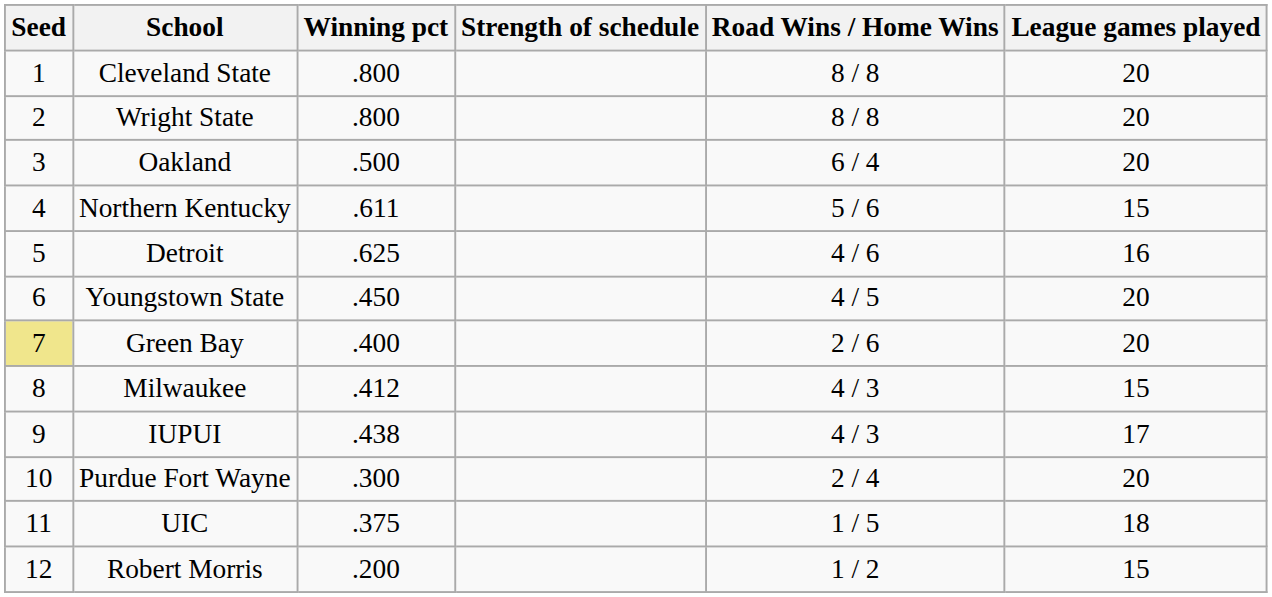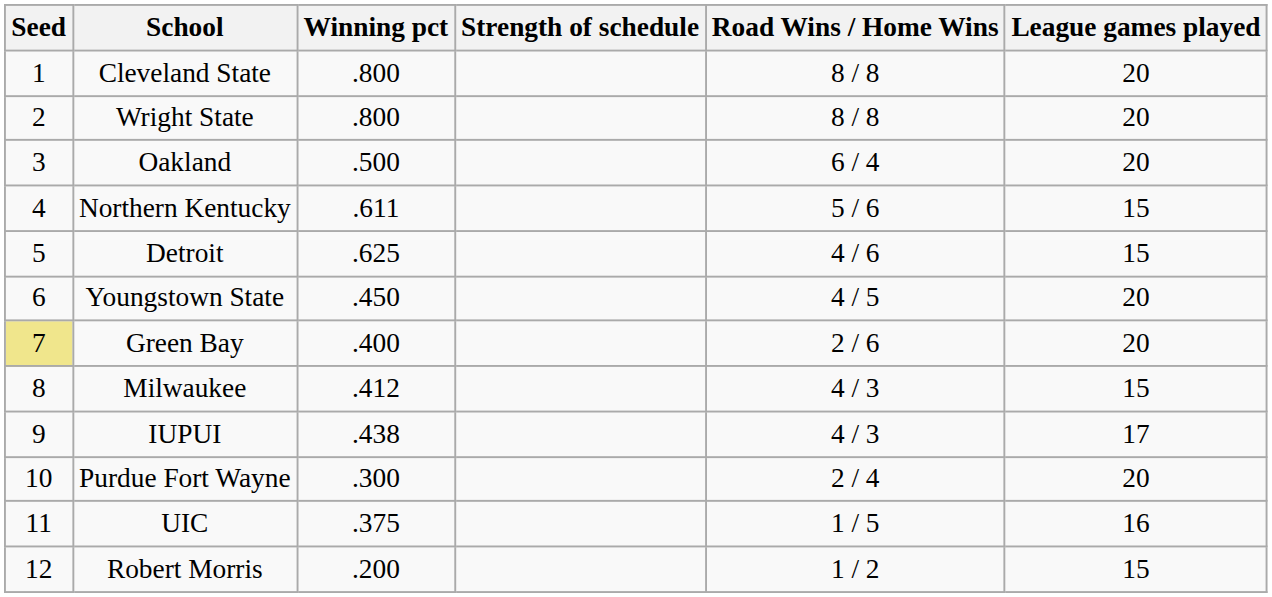(1136, 253) 16 -> (1136, 253) 15
(1136, 523) 18 -> (1136, 523) 16
